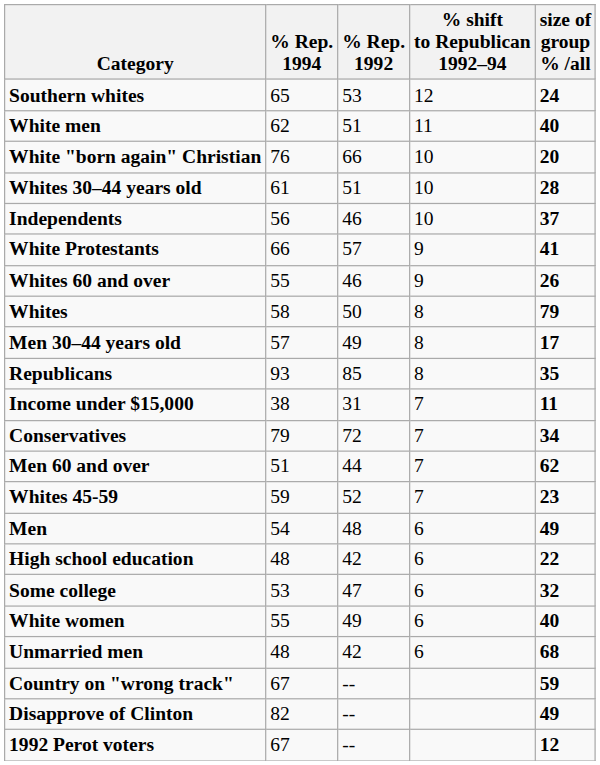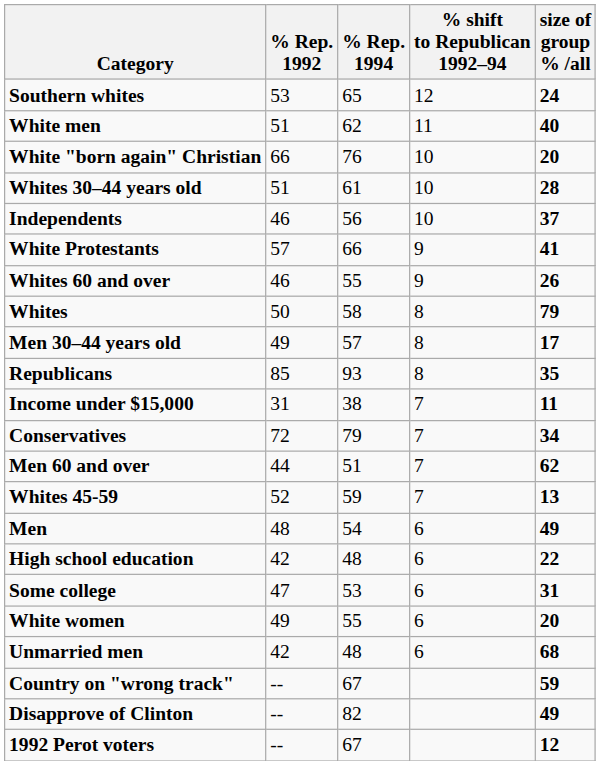columns swapped: (374, 52) <-> (302, 52)
(549, 497) 23 -> (549, 497) 13
(549, 590) 32 -> (549, 590) 31
(549, 621) 40 -> (549, 621) 20
